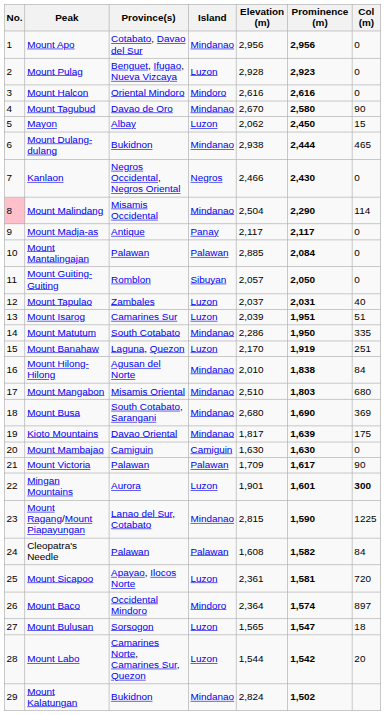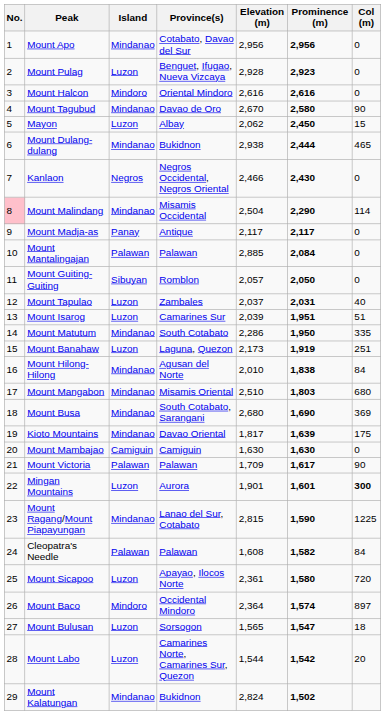columns swapped: (212, 17) <-> (149, 17)
(251, 348) 2,170 -> (251, 348) 2,173
(303, 578) 1,581 -> (303, 578) 1,580
